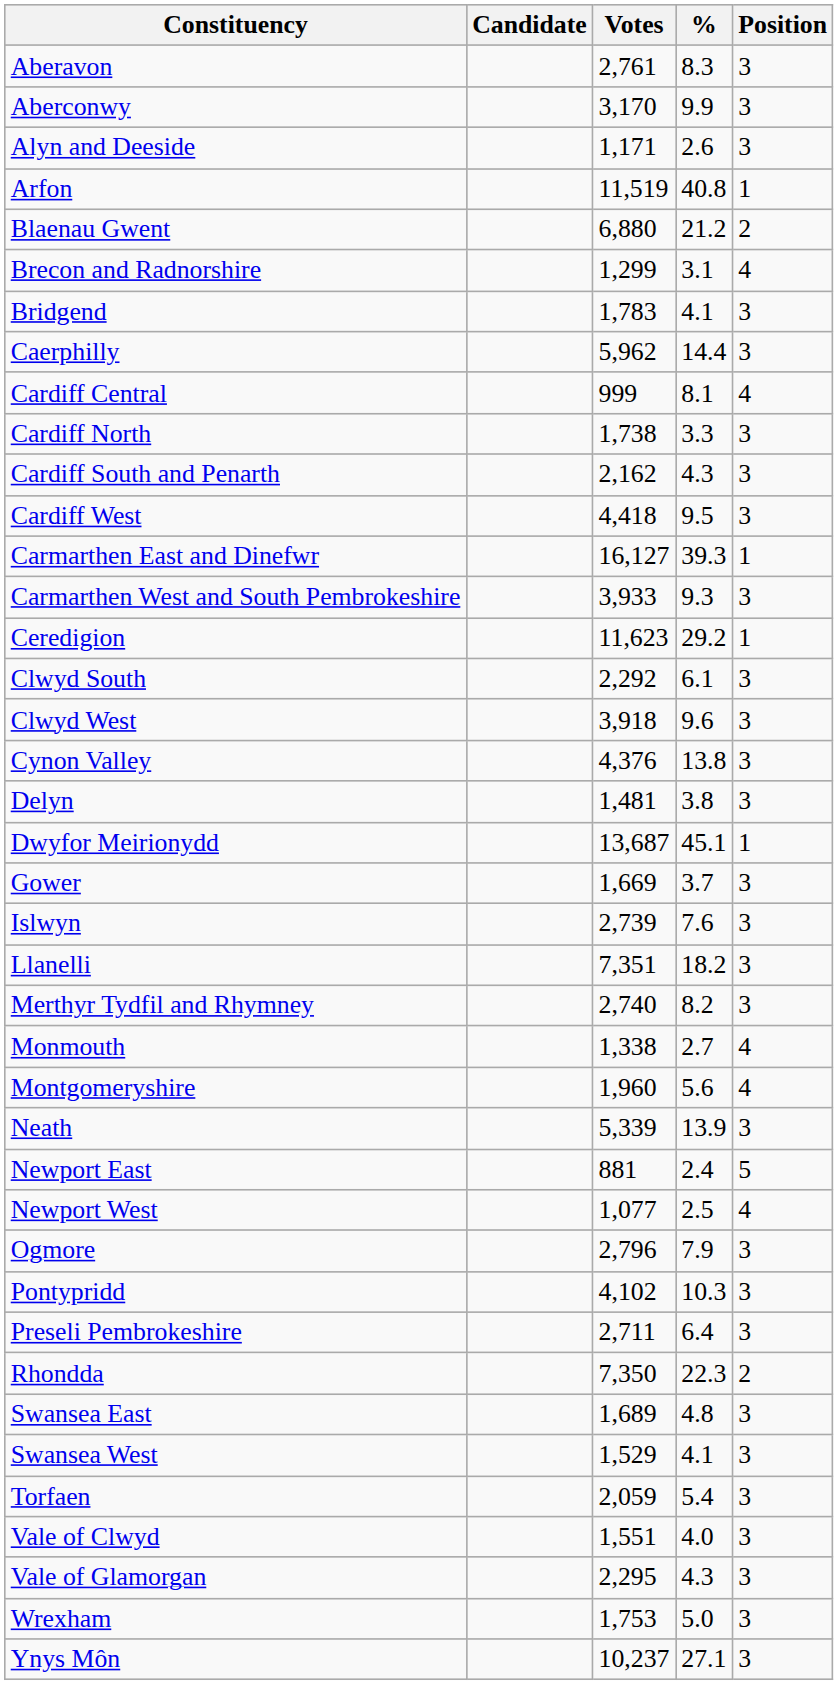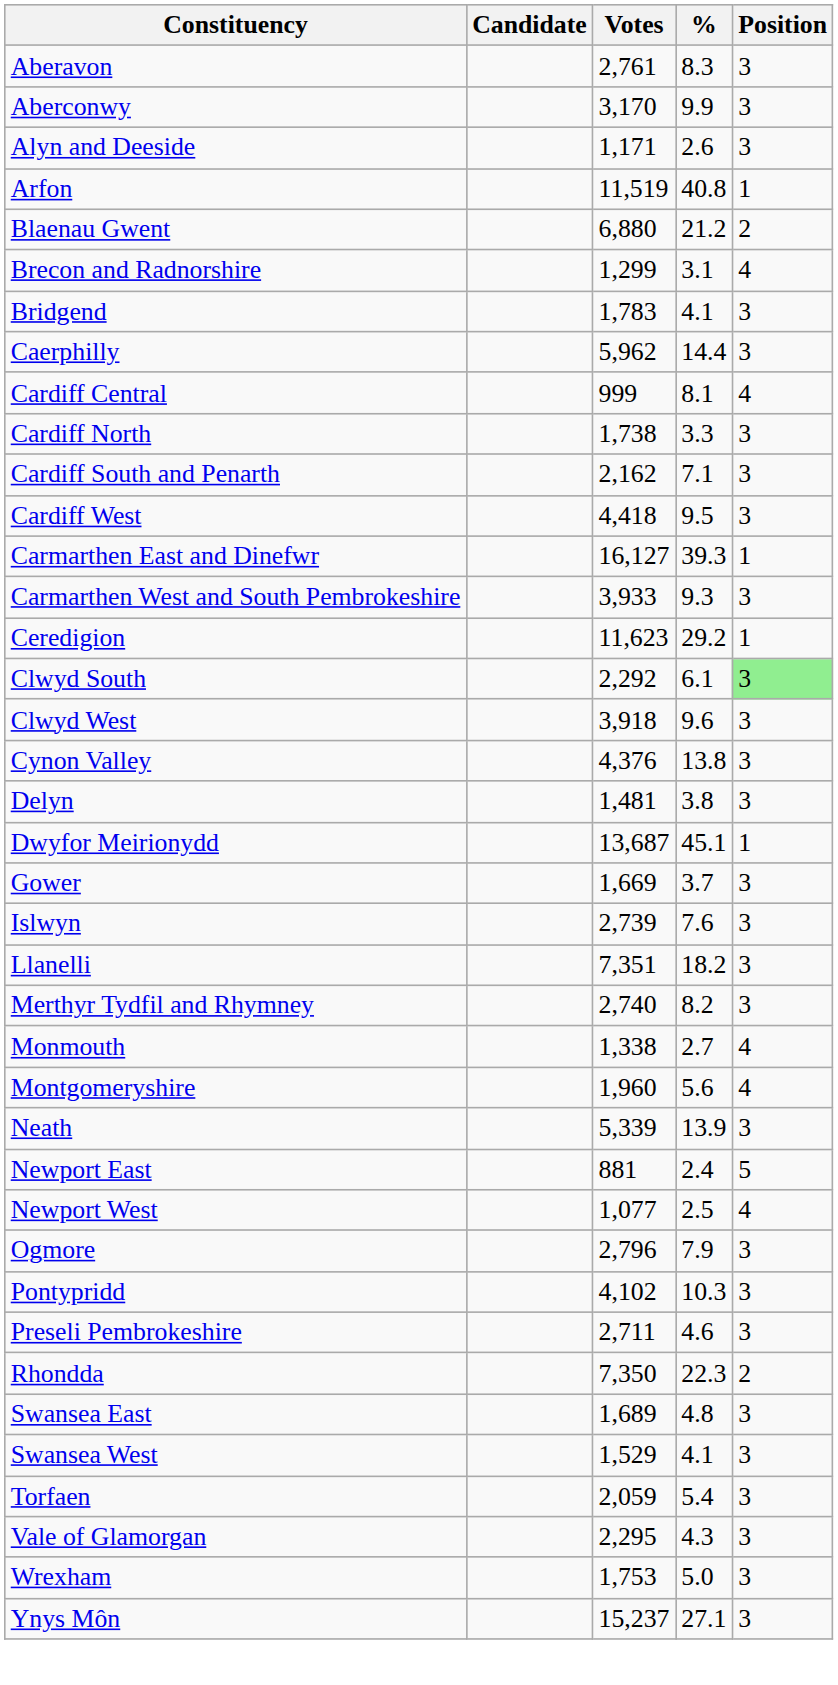(697, 474) 4.3 -> (697, 474) 7.1
(745, 678) no background -> (745, 678) lightgreen background
(697, 1332) 6.4 -> (697, 1332) 4.6
- row: (85, 1536)
(634, 1659) 10,237 -> (634, 1618) 15,237
